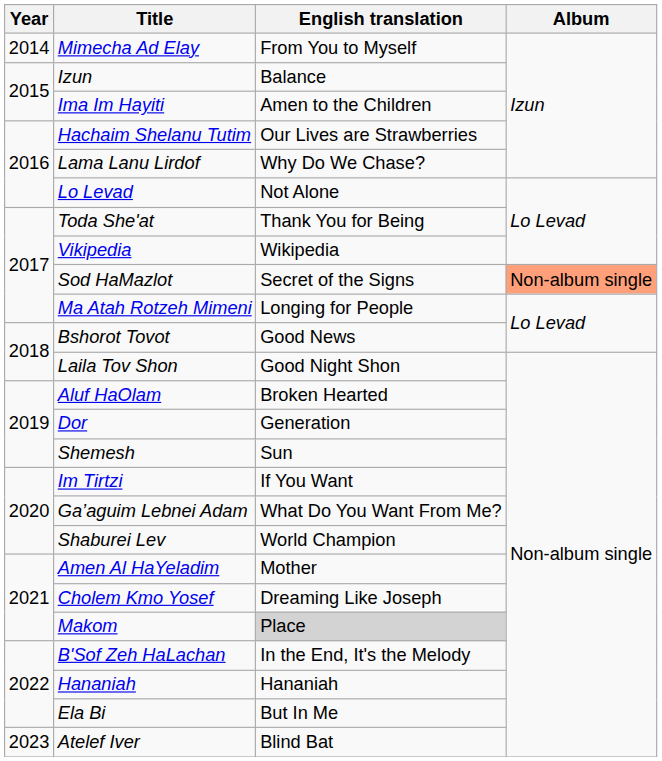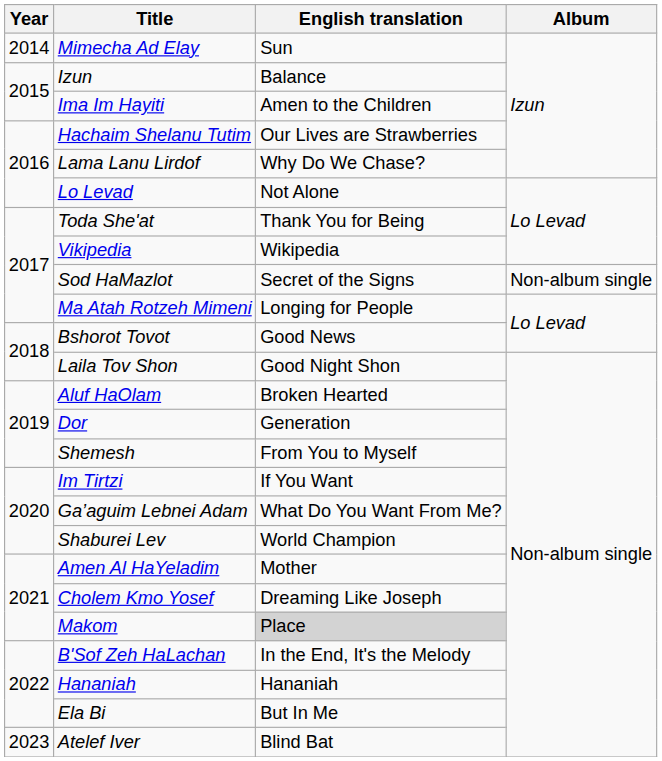(338, 47) From You to Myself -> (276, 47) Sun
(581, 279) lightsalmon background -> (581, 279) no background
(276, 452) Sun -> (338, 452) From You to Myself
